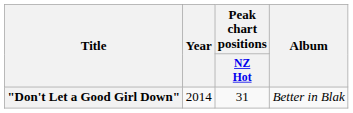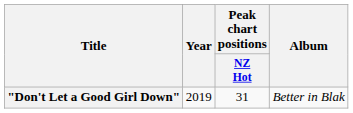(199, 97) 2014 -> (199, 97) 2019
